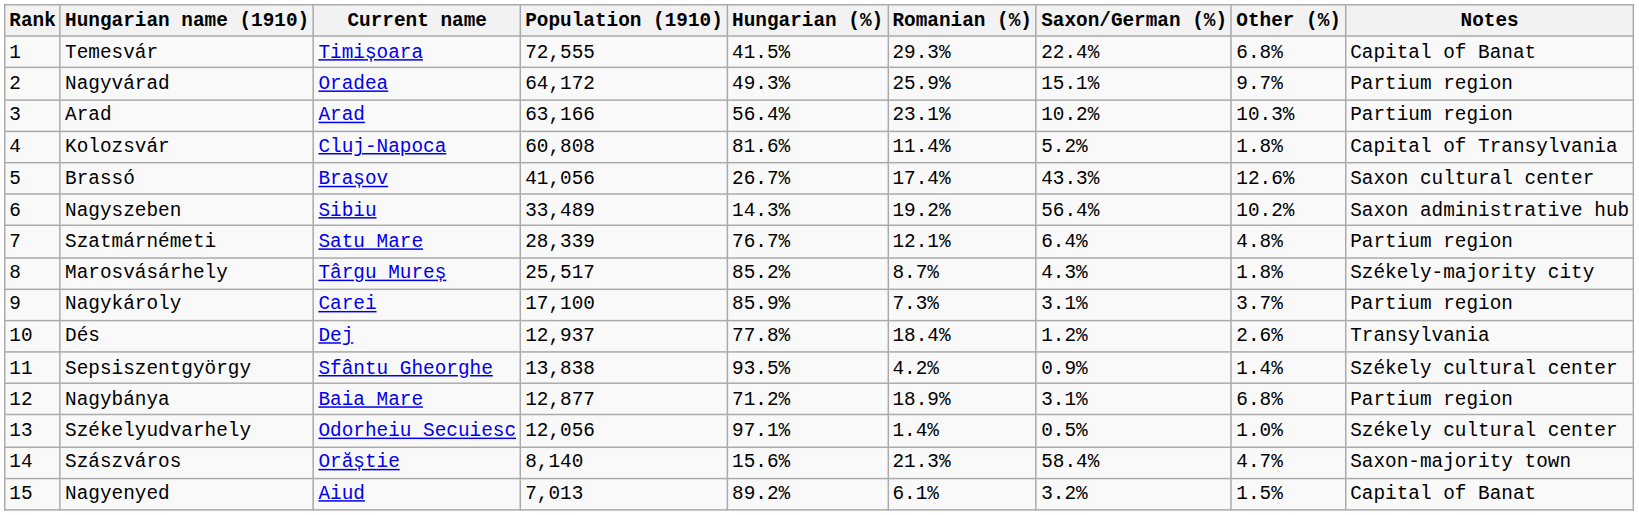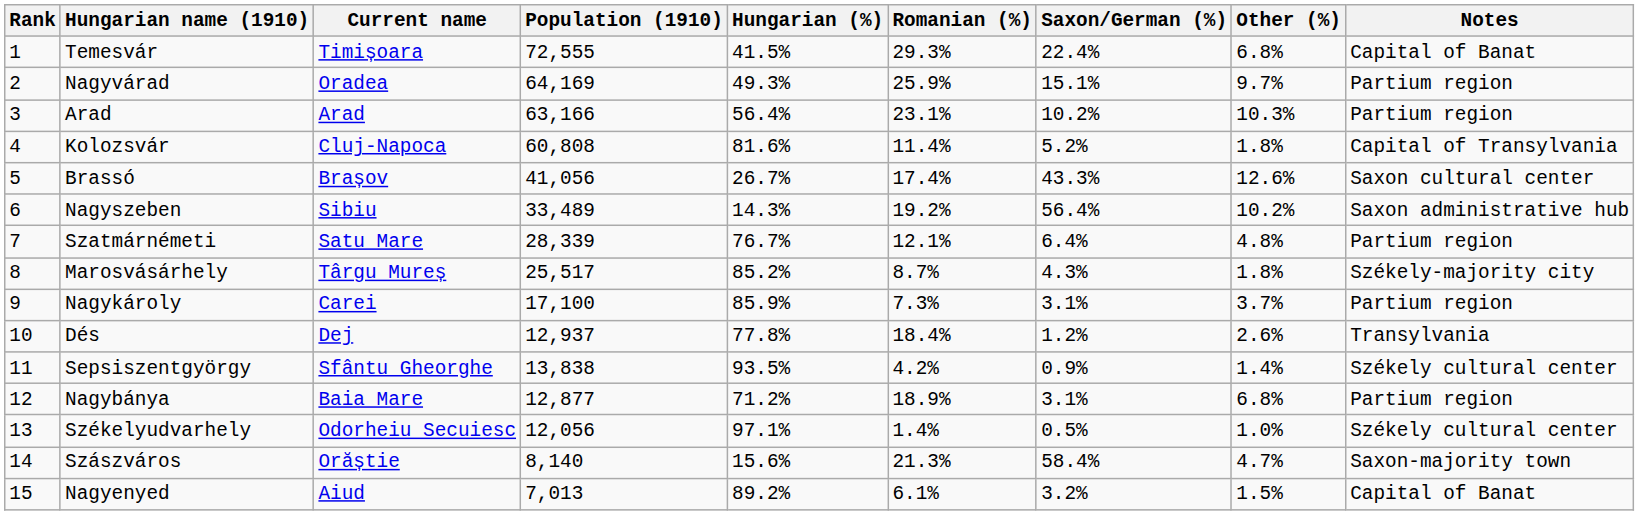(560, 84) 64,172 -> (560, 84) 64,169
